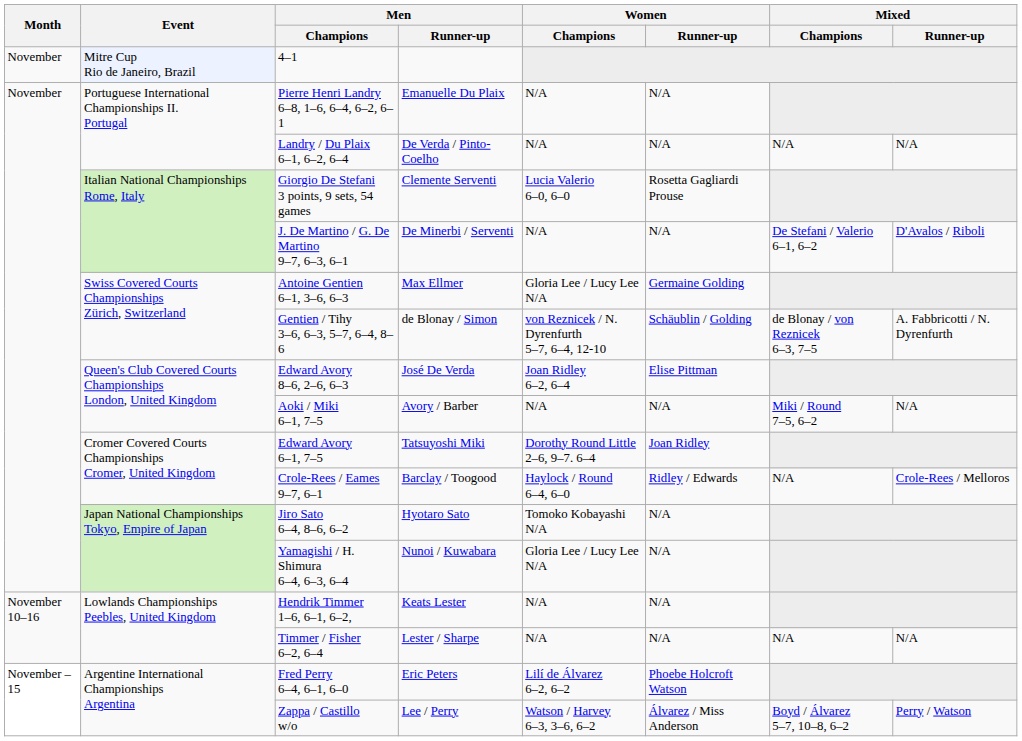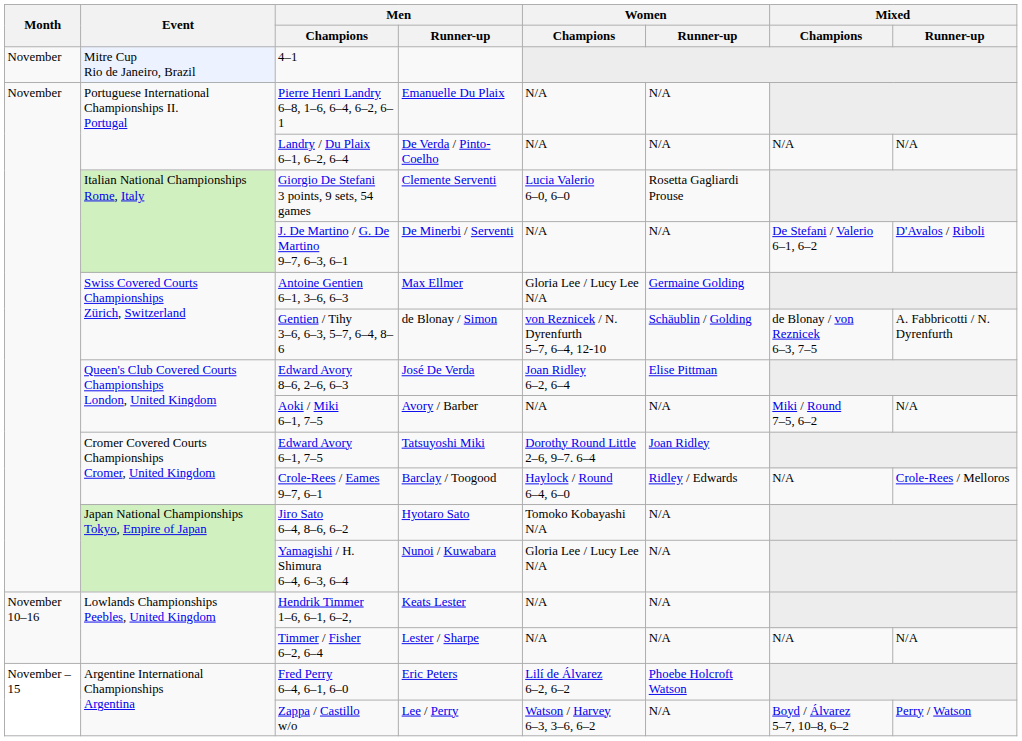(686, 717) Álvarez / Miss Anderson -> (660, 710) N/A
